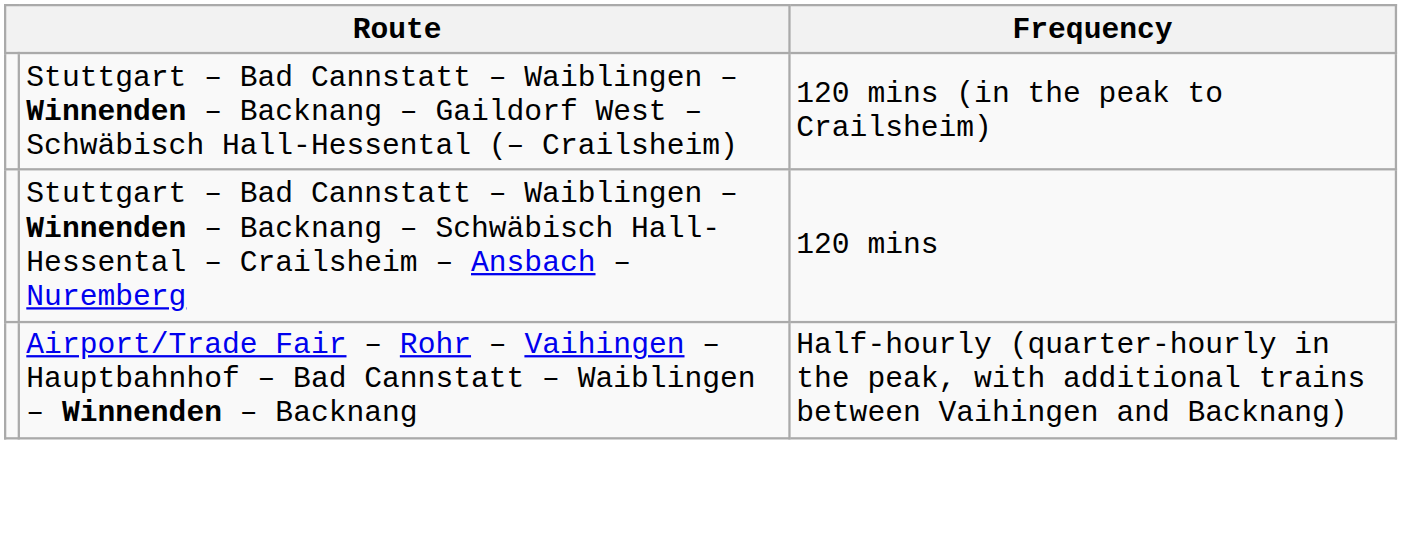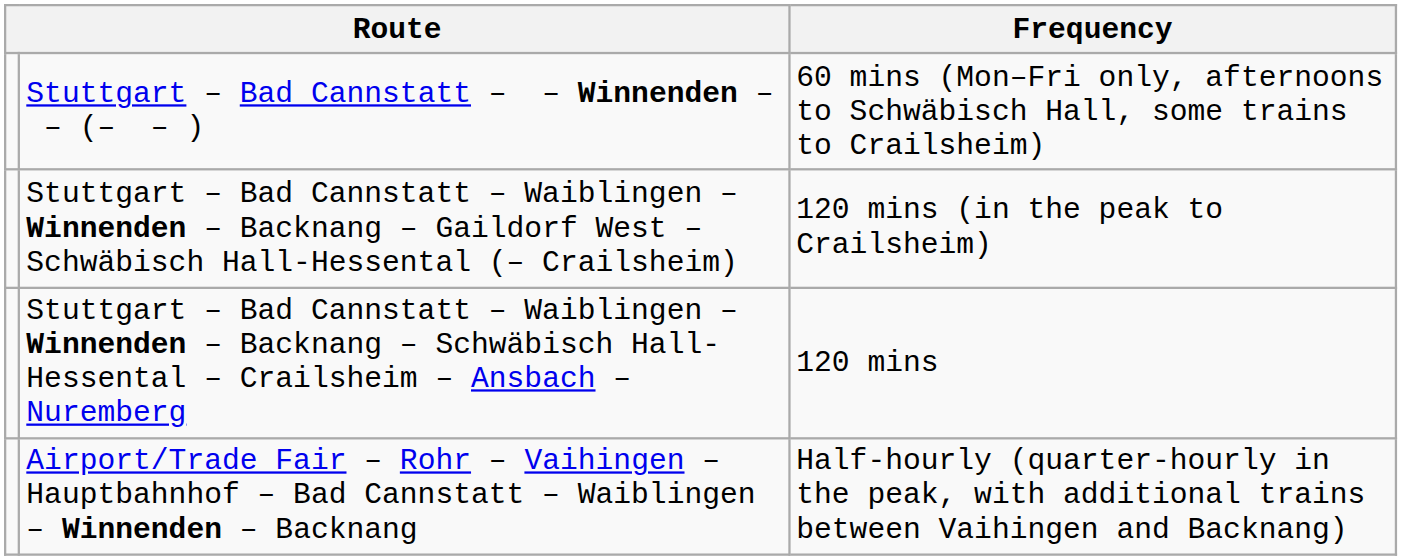+ row: (400, 112)
